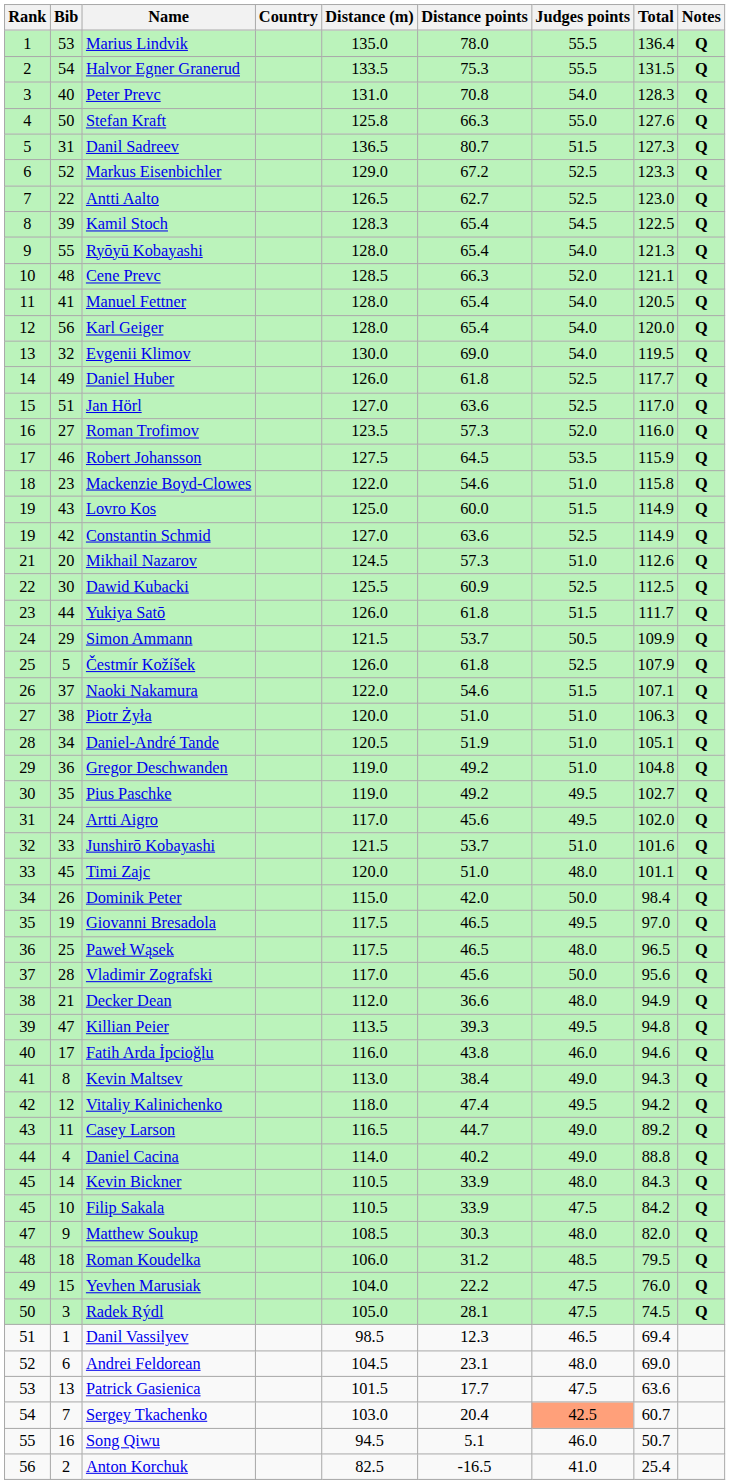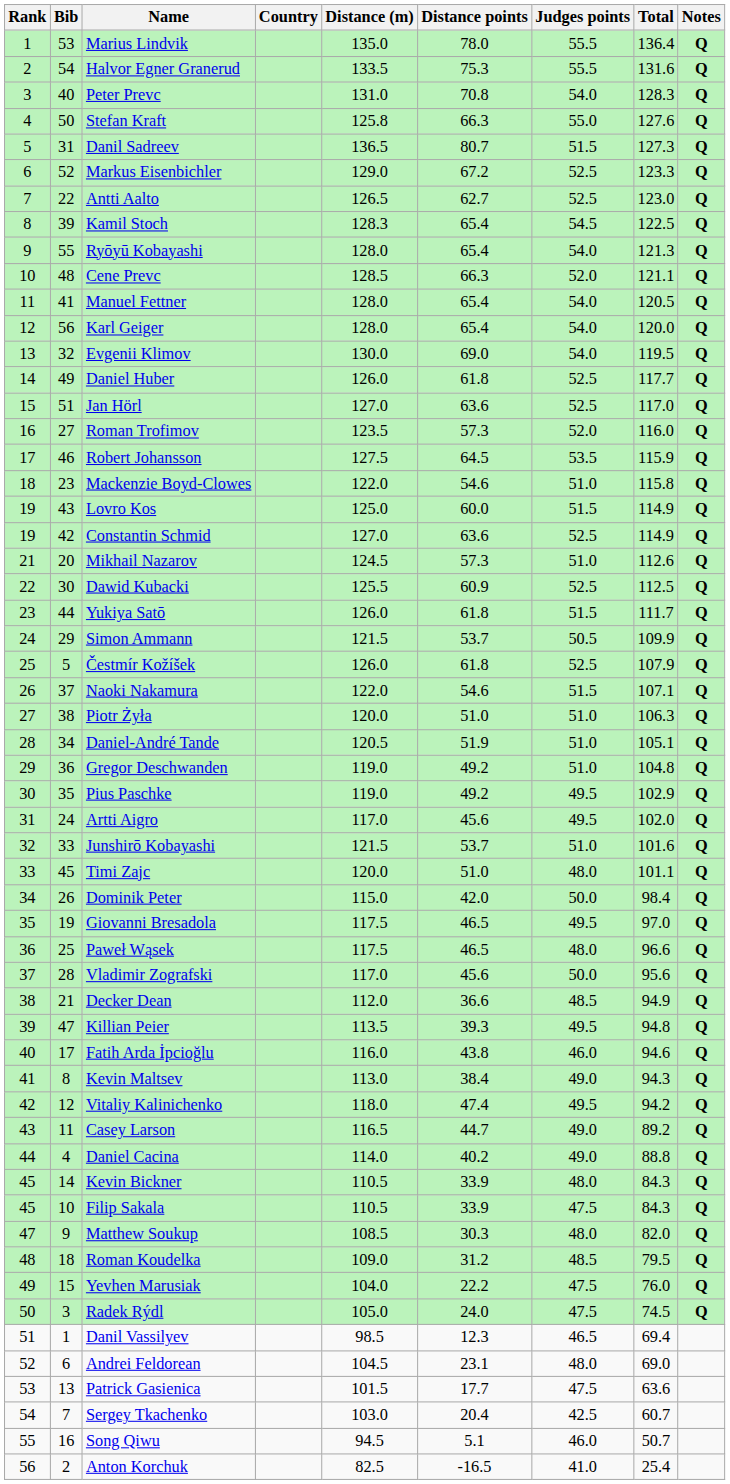(656, 69) 131.5 -> (656, 69) 131.6
(656, 793) 102.7 -> (656, 793) 102.9
(656, 949) 96.5 -> (656, 949) 96.6
(583, 1000) 48.0 -> (583, 1000) 48.5
(656, 1208) 84.2 -> (656, 1208) 84.3
(370, 1259) 106.0 -> (370, 1259) 109.0
(474, 1311) 28.1 -> (474, 1311) 24.0
(583, 1415) lightsalmon background -> (583, 1415) no background
